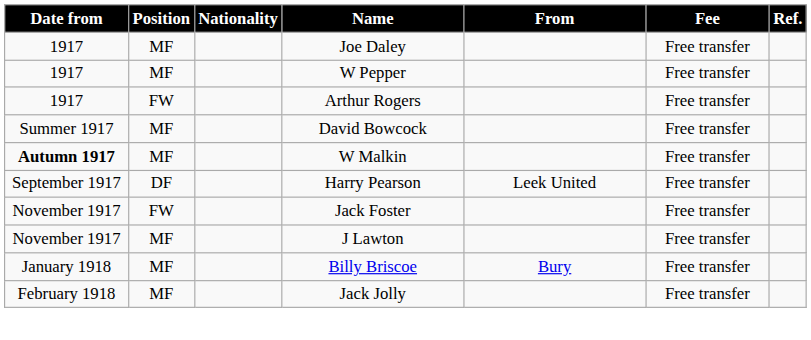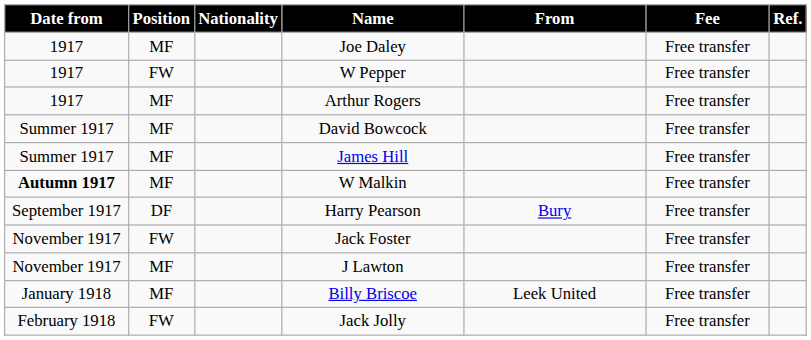(161, 73) MF -> (161, 73) FW
(161, 101) FW -> (161, 101) MF
+ row: (373, 156)
(555, 183) Leek United -> (555, 211) Bury
(555, 266) Bury -> (555, 294) Leek United
(161, 294) MF -> (161, 321) FW
